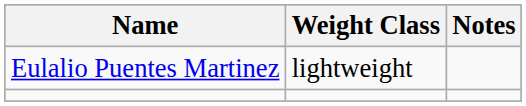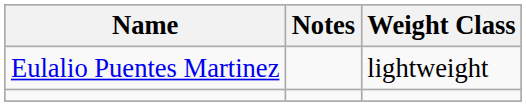columns swapped: (366, 25) <-> (484, 25)
